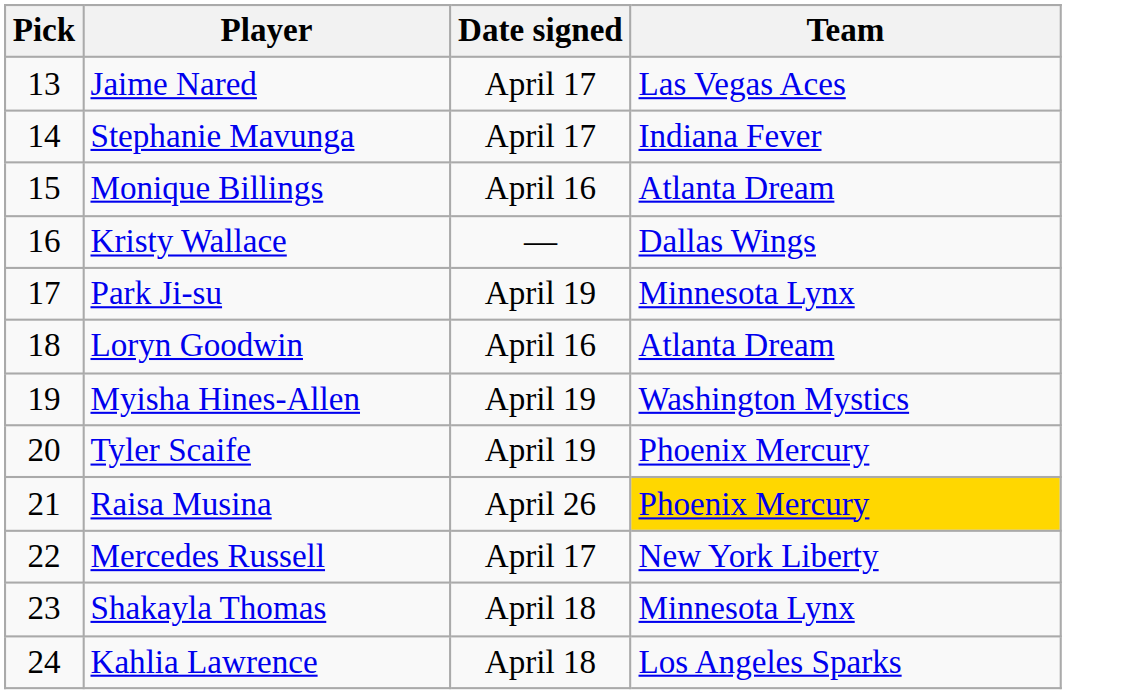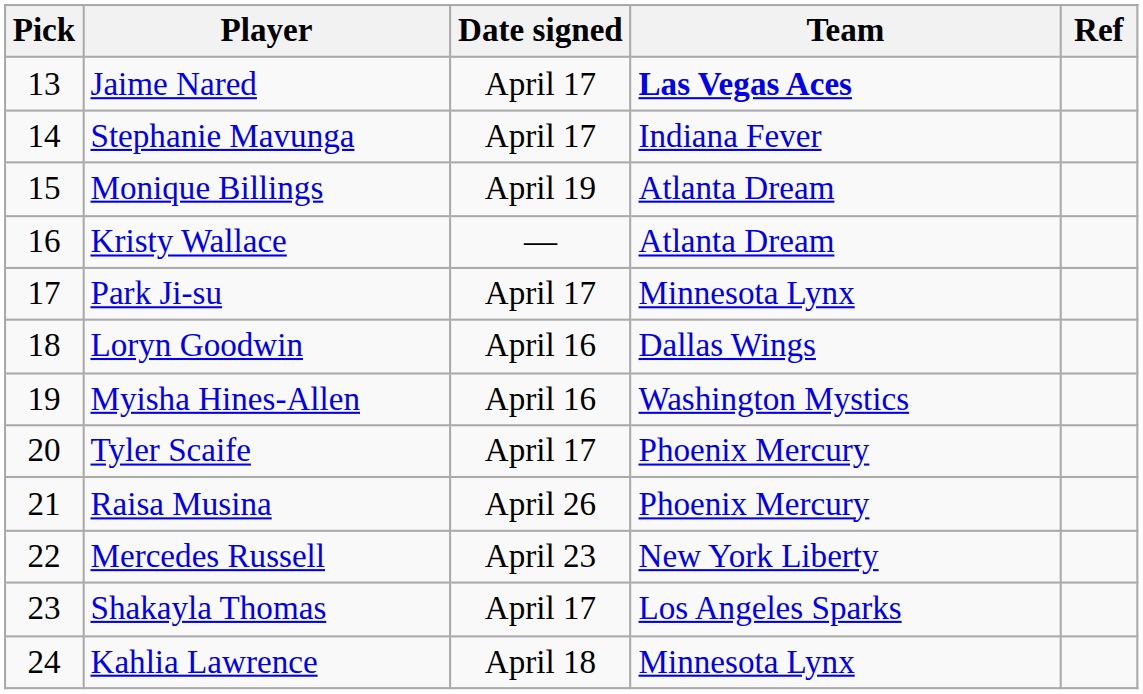+ column: (1099, 30)
(742, 83) normal -> (745, 83) bold
(540, 188) April 16 -> (540, 188) April 19
(727, 240) Dallas Wings -> (736, 240) Atlanta Dream
(540, 293) April 19 -> (540, 293) April 17
(736, 345) Atlanta Dream -> (727, 345) Dallas Wings
(540, 398) April 19 -> (540, 398) April 16
(540, 450) April 19 -> (540, 450) April 17
(754, 503) gold background -> (754, 503) no background
(540, 556) April 17 -> (540, 556) April 23
(540, 608) April 18 -> (540, 608) April 17
(747, 608) Minnesota Lynx -> (770, 608) Los Angeles Sparks
(770, 661) Los Angeles Sparks -> (747, 661) Minnesota Lynx
